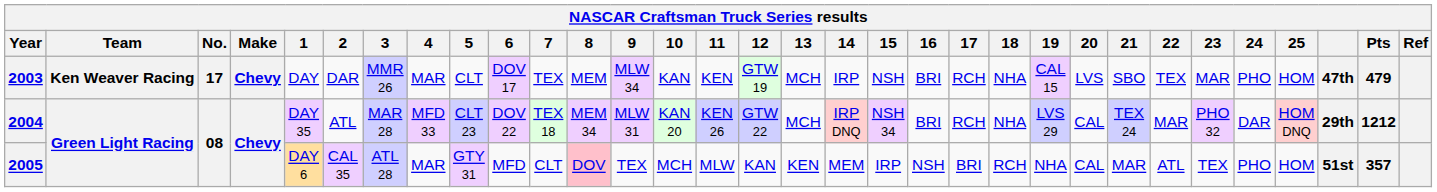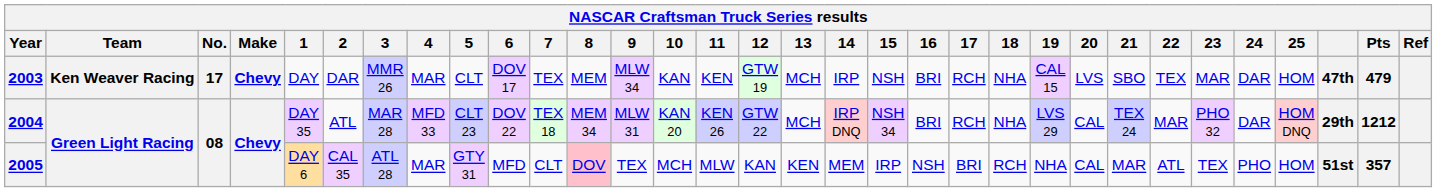(1254, 77) PHO -> (1254, 77) DAR
